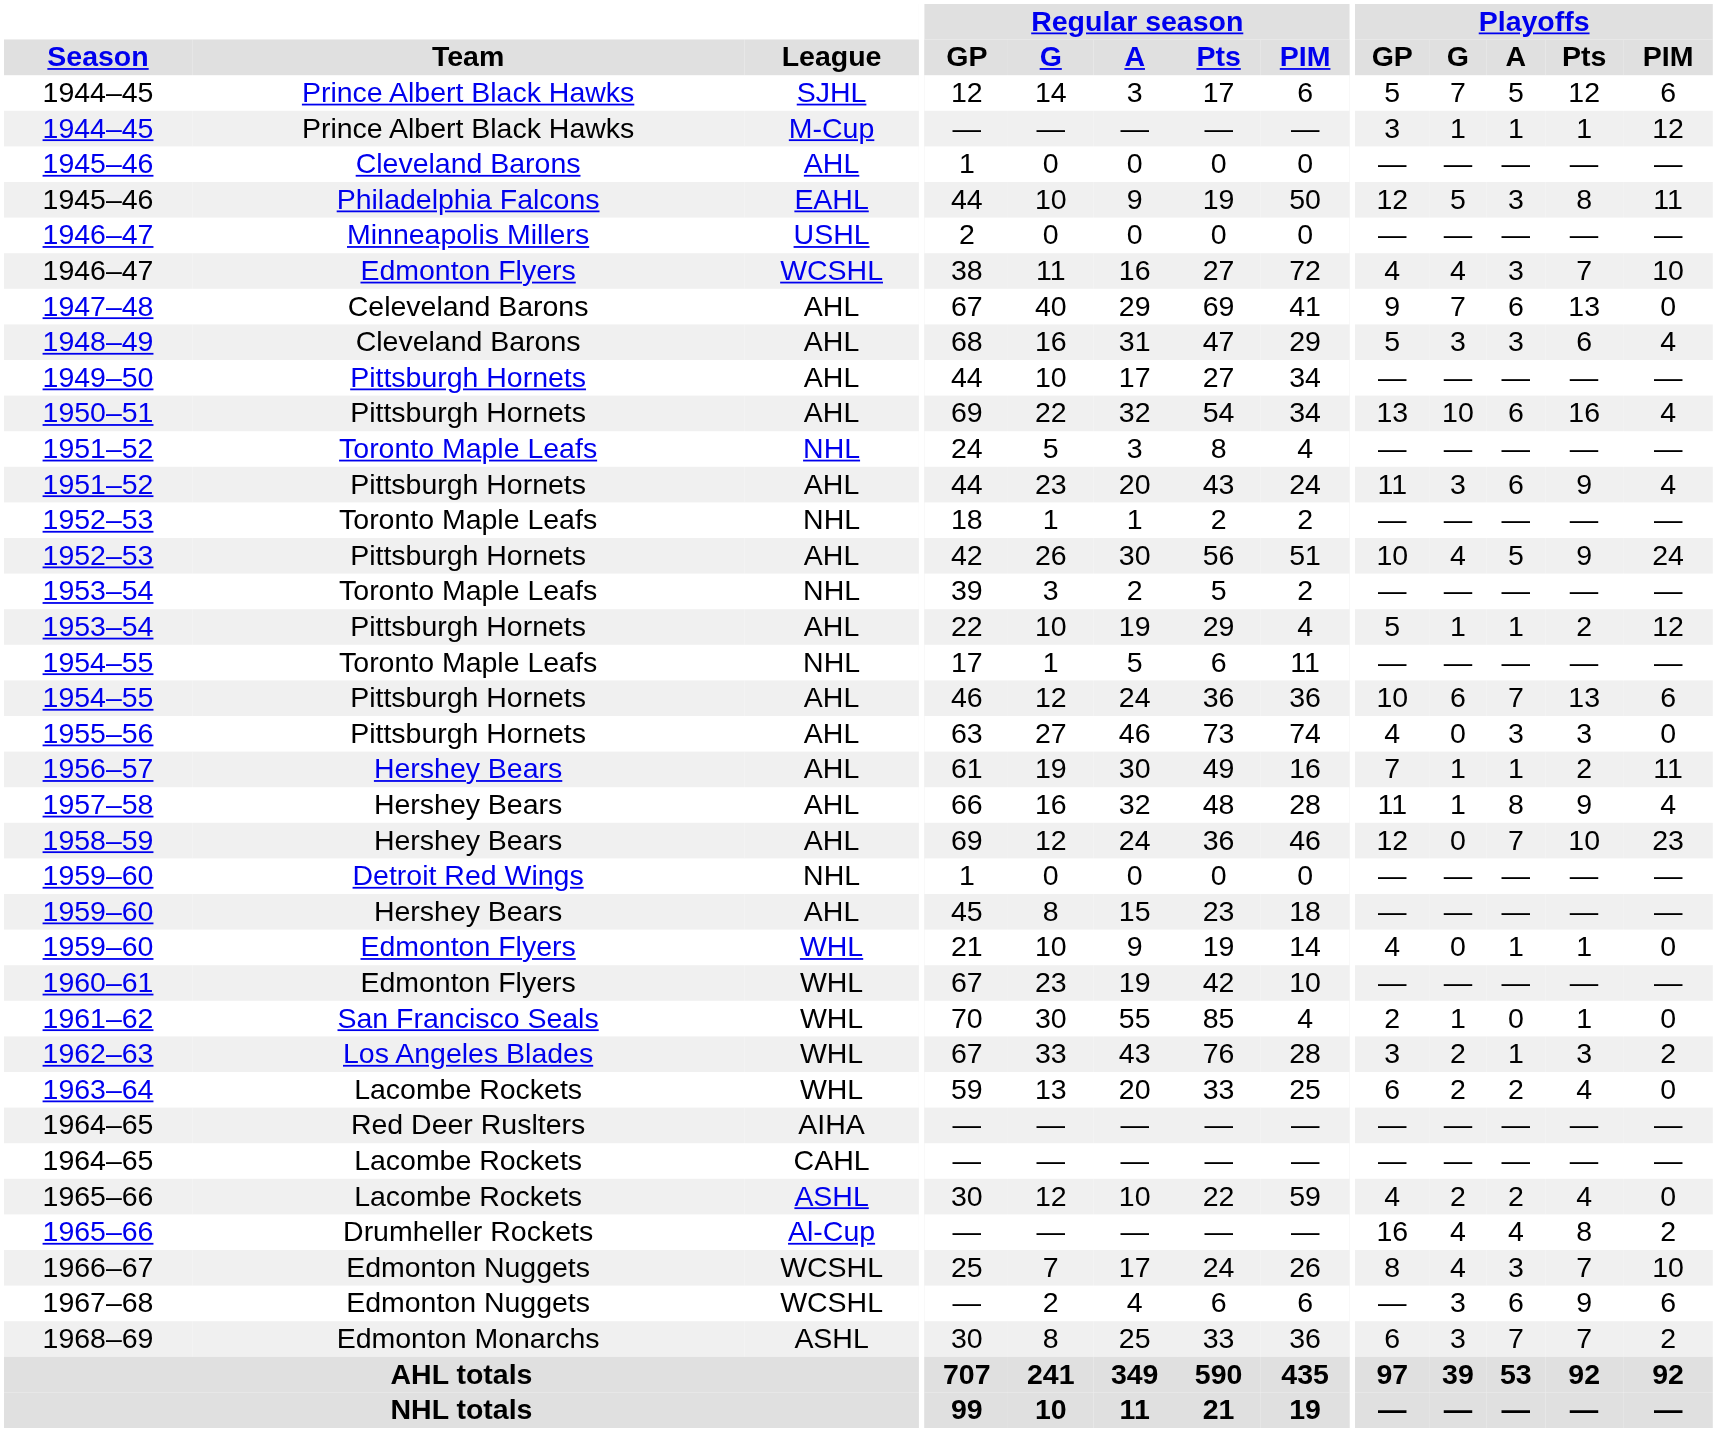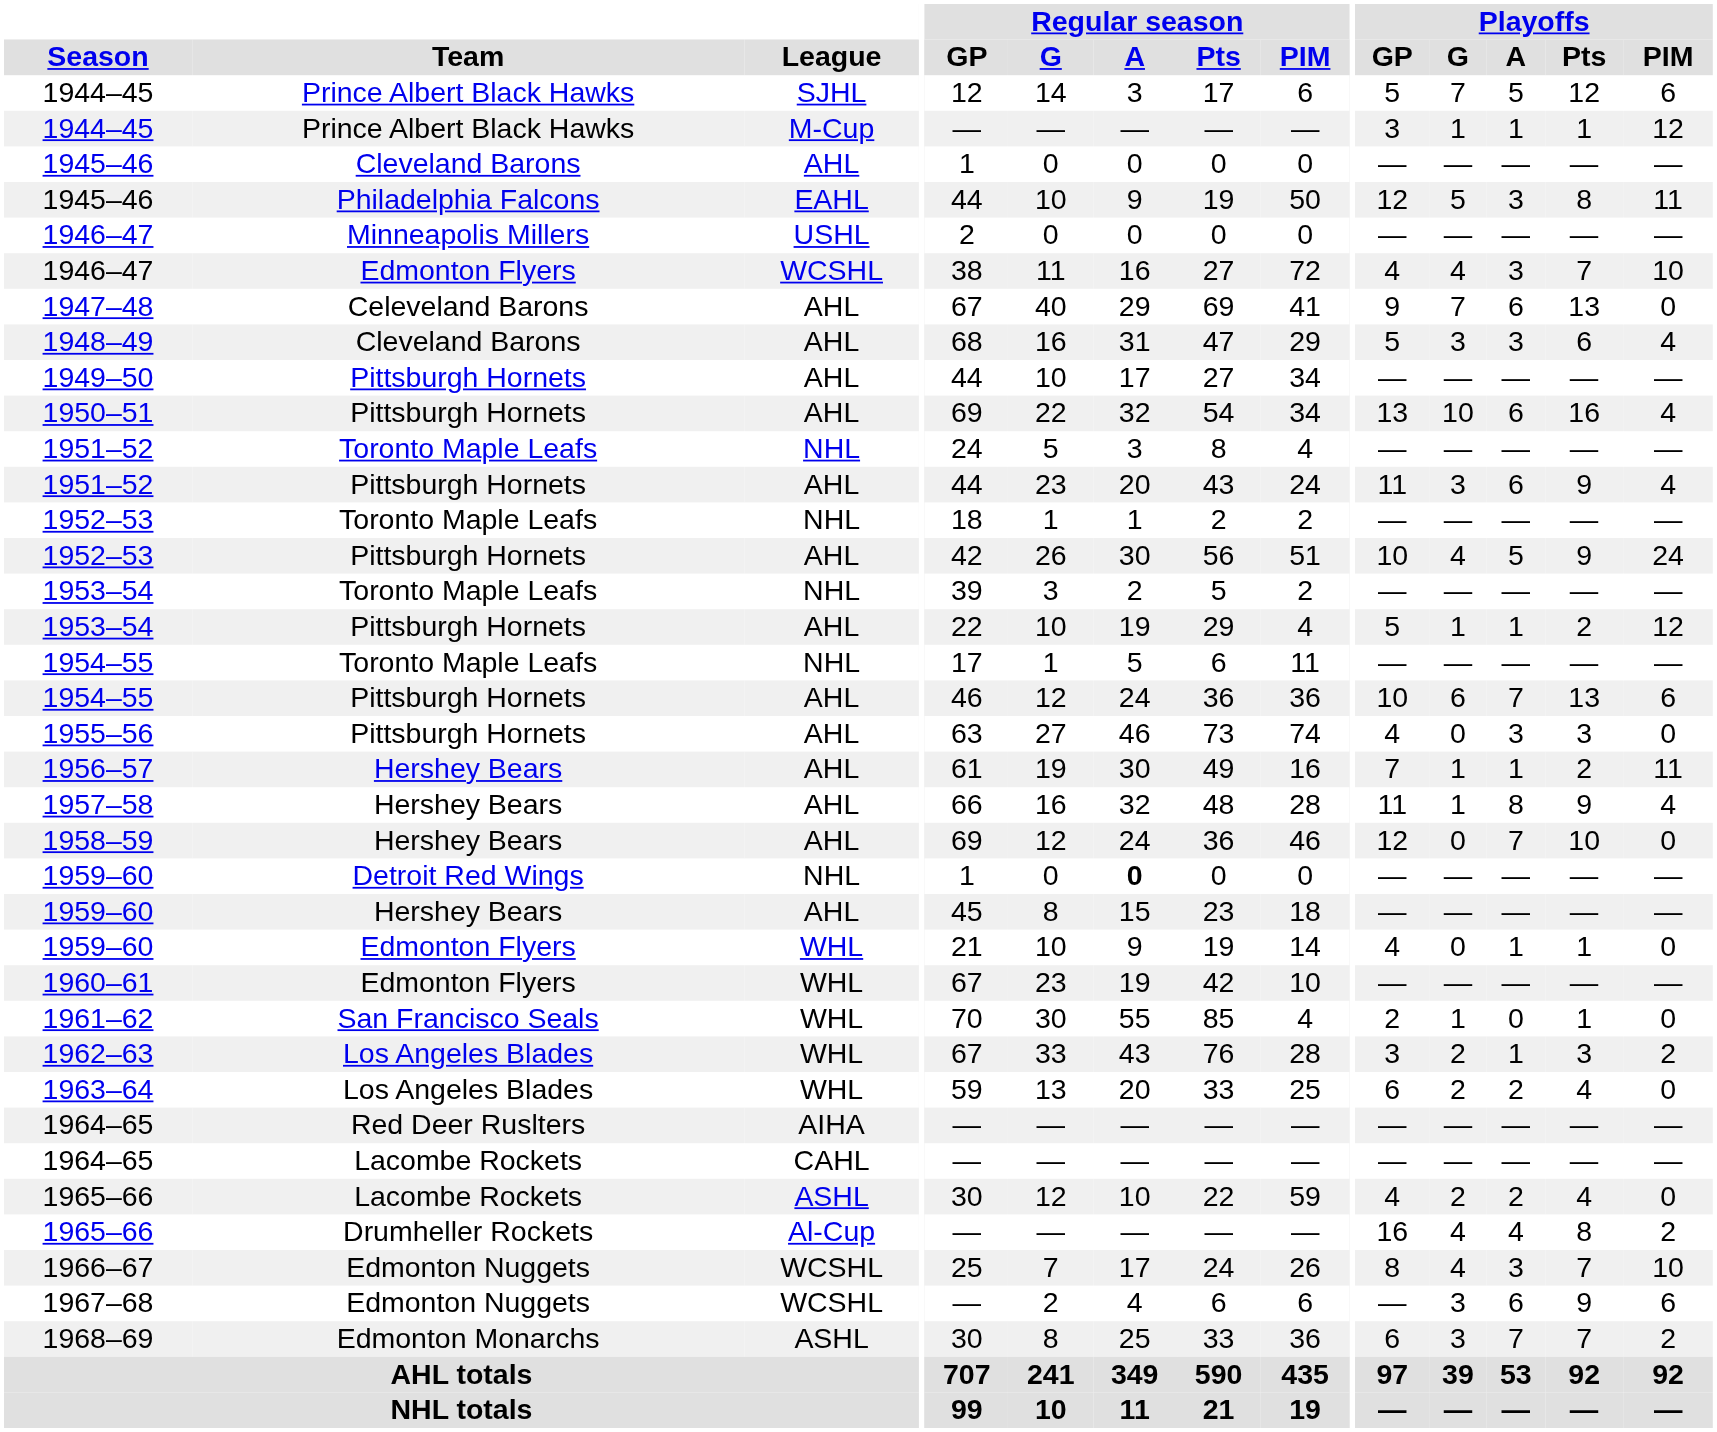(1668, 840) 23 -> (1668, 840) 0
(1135, 875) normal -> (1135, 875) bold
(468, 1089) Lacombe Rockets -> (468, 1089) Los Angeles Blades
